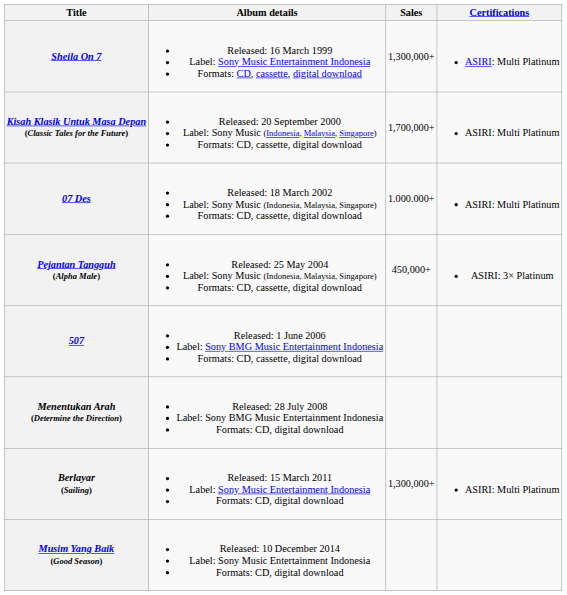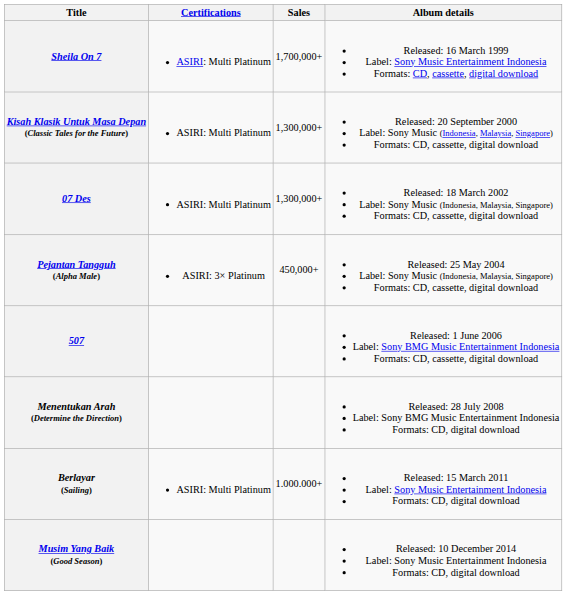columns swapped: (267, 12) <-> (499, 12)
(411, 56) 1,300,000+ -> (299, 56) 1,700,000+
(411, 127) 1,700,000+ -> (299, 127) 1,300,000+
(411, 198) 1.000.000+ -> (299, 198) 1,300,000+
(411, 484) 1,300,000+ -> (299, 484) 1.000.000+
